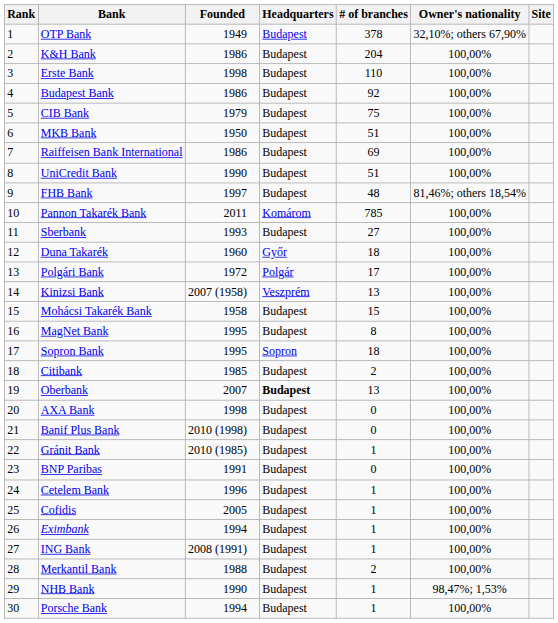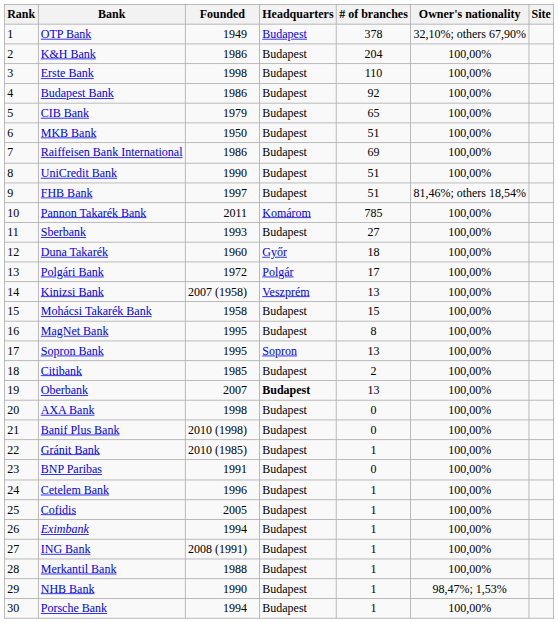(373, 113) 75 -> (373, 113) 65
(373, 192) 48 -> (373, 192) 51
(373, 351) 18 -> (373, 351) 13
(373, 568) 2 -> (373, 568) 1
